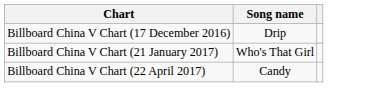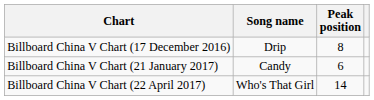+ column: (340, 20)
(275, 52) Who's That Girl -> (275, 66) Candy
(275, 71) Candy -> (275, 85) Who's That Girl
